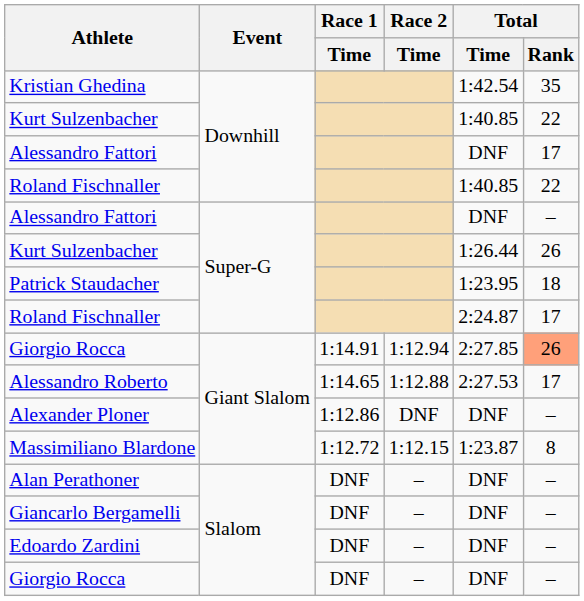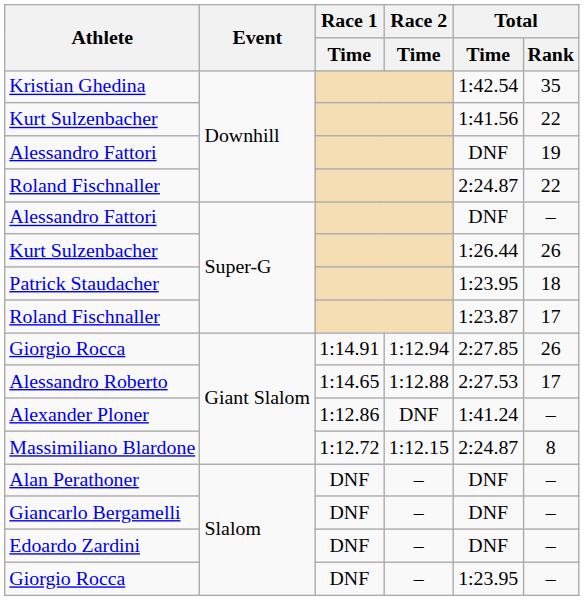(488, 119) 1:40.85 -> (488, 119) 1:41.56
(551, 152) 17 -> (551, 152) 19
(488, 185) 1:40.85 -> (488, 185) 2:24.87
(488, 316) 2:24.87 -> (488, 316) 1:23.87
(551, 349) lightsalmon background -> (551, 349) no background
(488, 414) DNF -> (488, 414) 1:41.24
(488, 447) 1:23.87 -> (488, 447) 2:24.87
(488, 578) DNF -> (488, 578) 1:23.95
